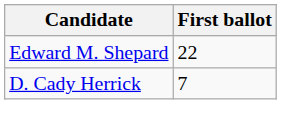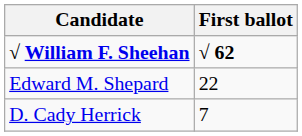+ row: (99, 51)
